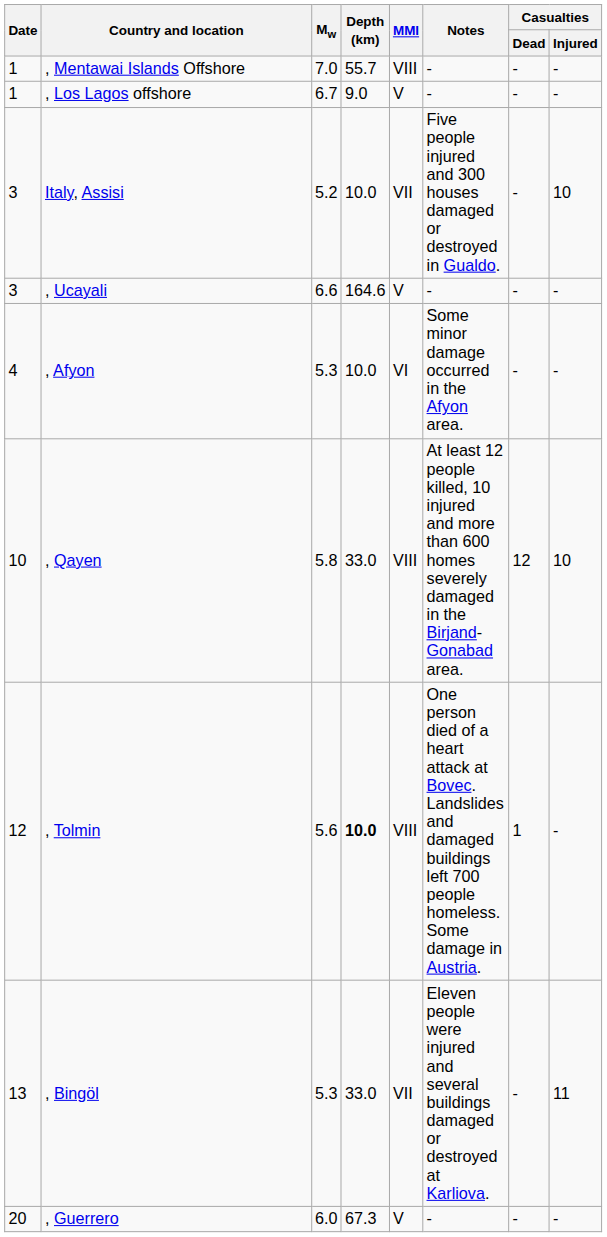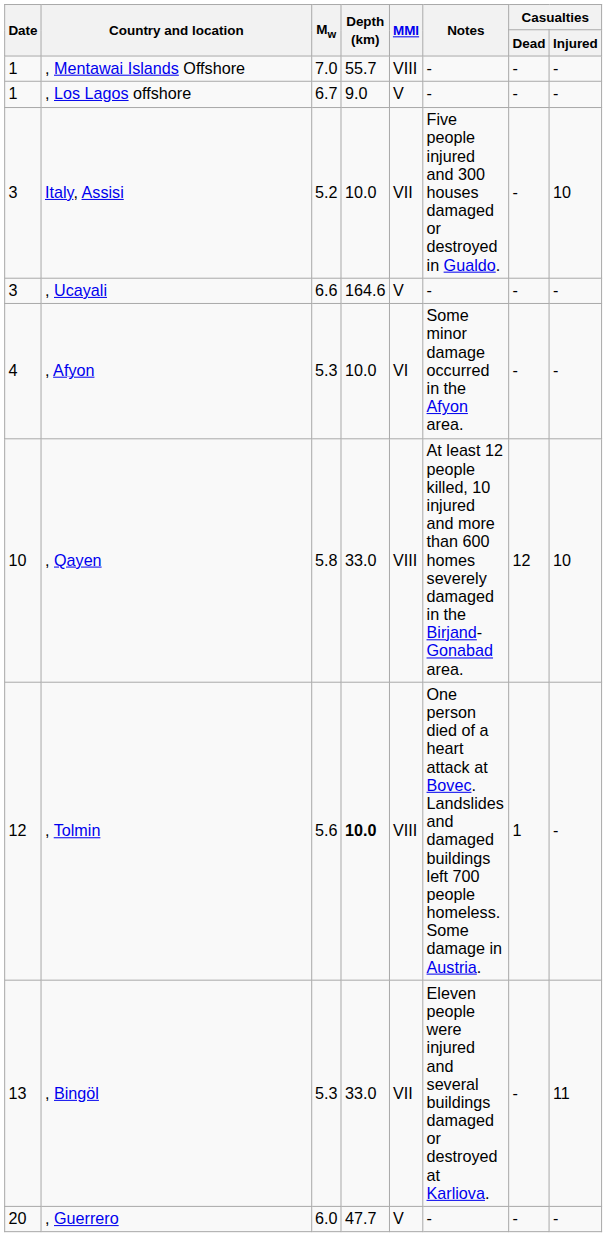(361, 1218) 67.3 -> (361, 1218) 47.7
